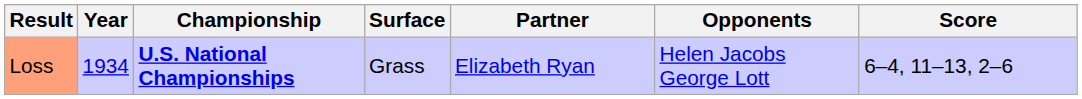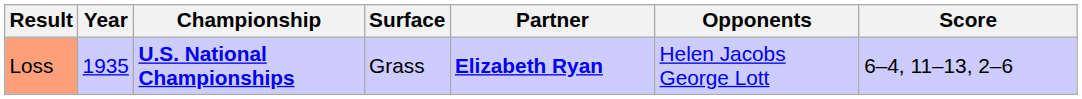(106, 65) 1934 -> (106, 65) 1935
(525, 65) normal -> (529, 65) bold
